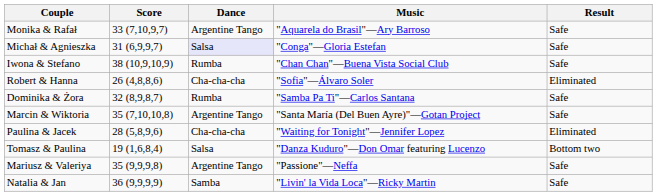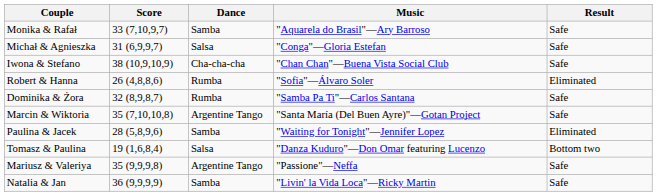(227, 30) Argentine Tango -> (205, 30) Samba
(202, 47) lavender background -> (202, 47) no background
(206, 64) Rumba -> (218, 64) Cha-cha-cha
(218, 81) Cha-cha-cha -> (206, 81) Rumba
(218, 132) Cha-cha-cha -> (205, 132) Samba
